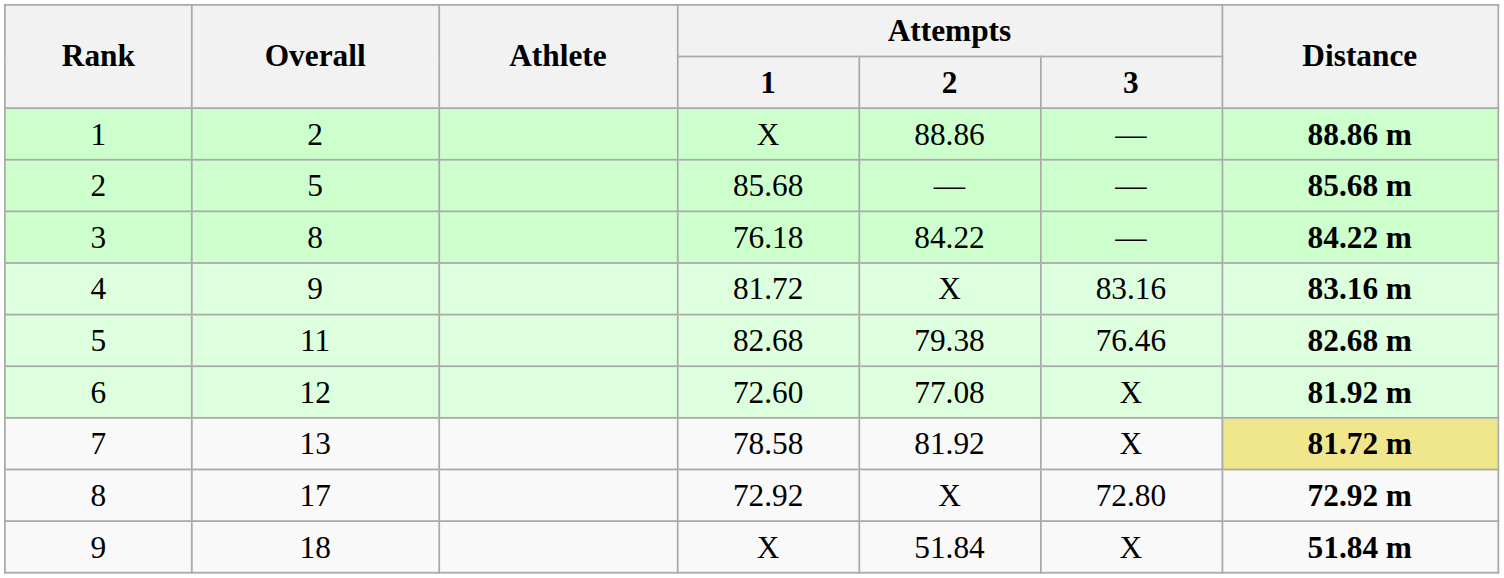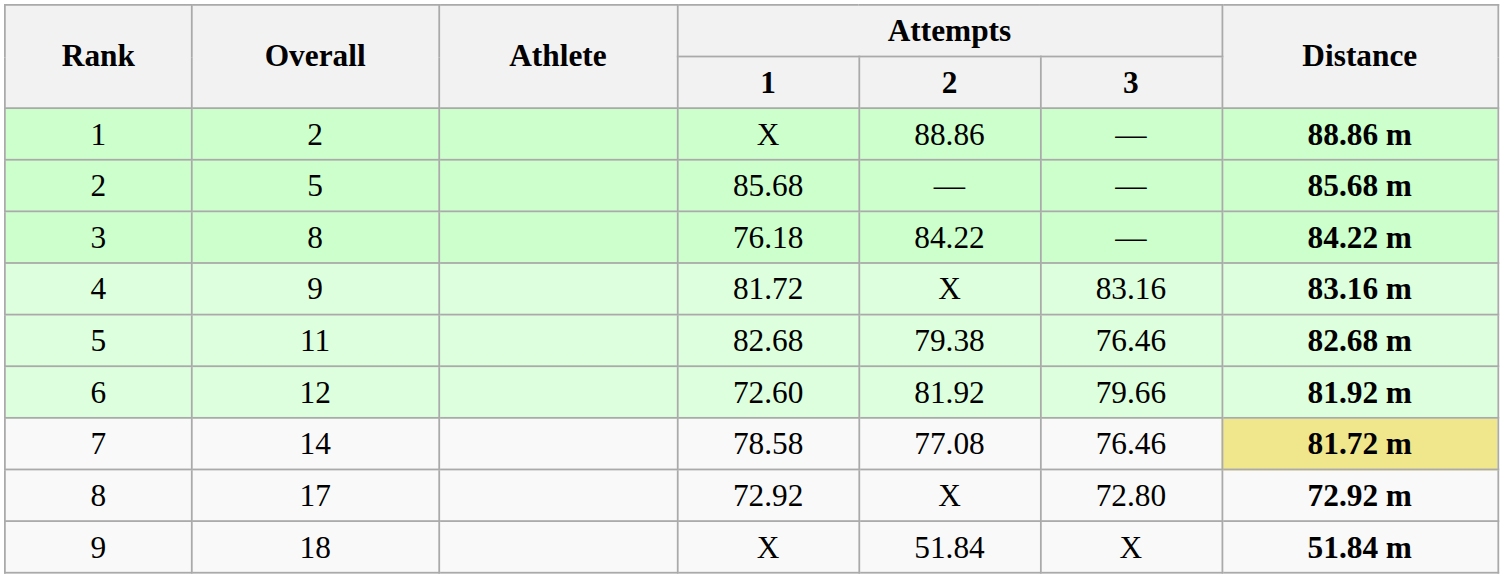(950, 391) 77.08 -> (950, 391) 81.92
(1131, 391) X -> (1131, 391) 79.66
(315, 443) 13 -> (315, 443) 14
(950, 443) 81.92 -> (950, 443) 77.08
(1131, 443) X -> (1131, 443) 76.46
